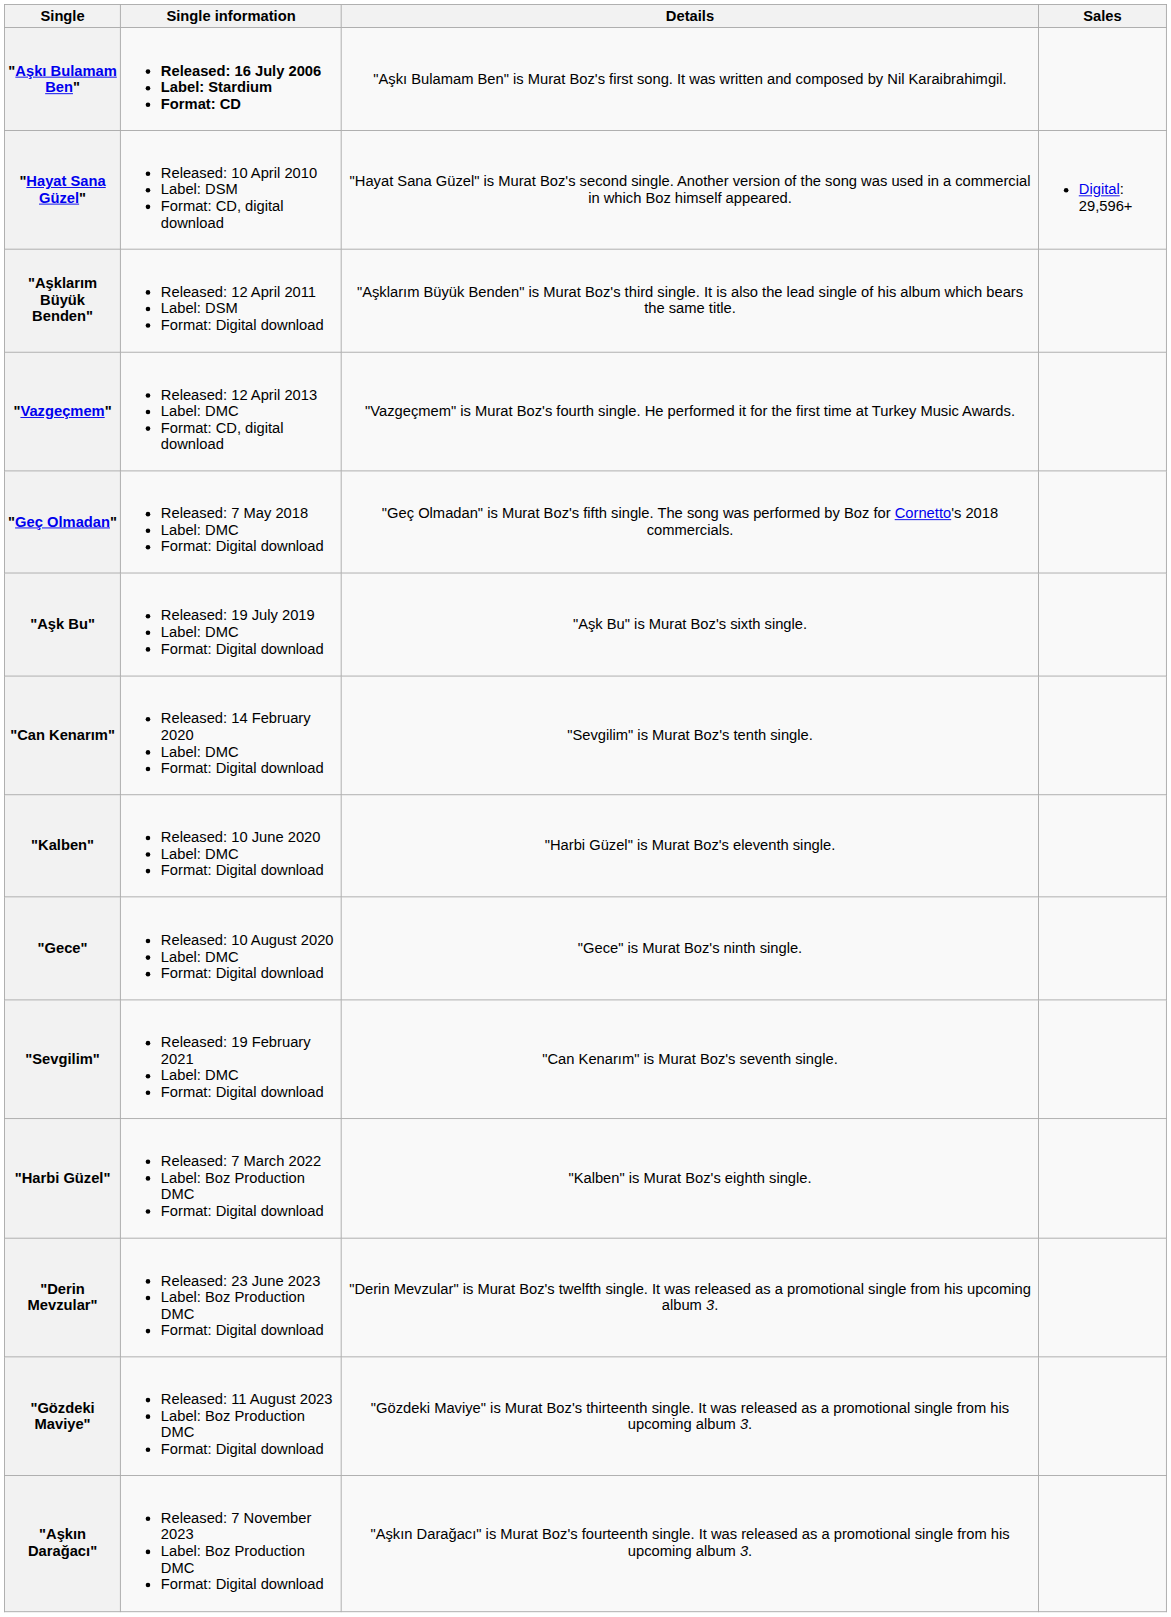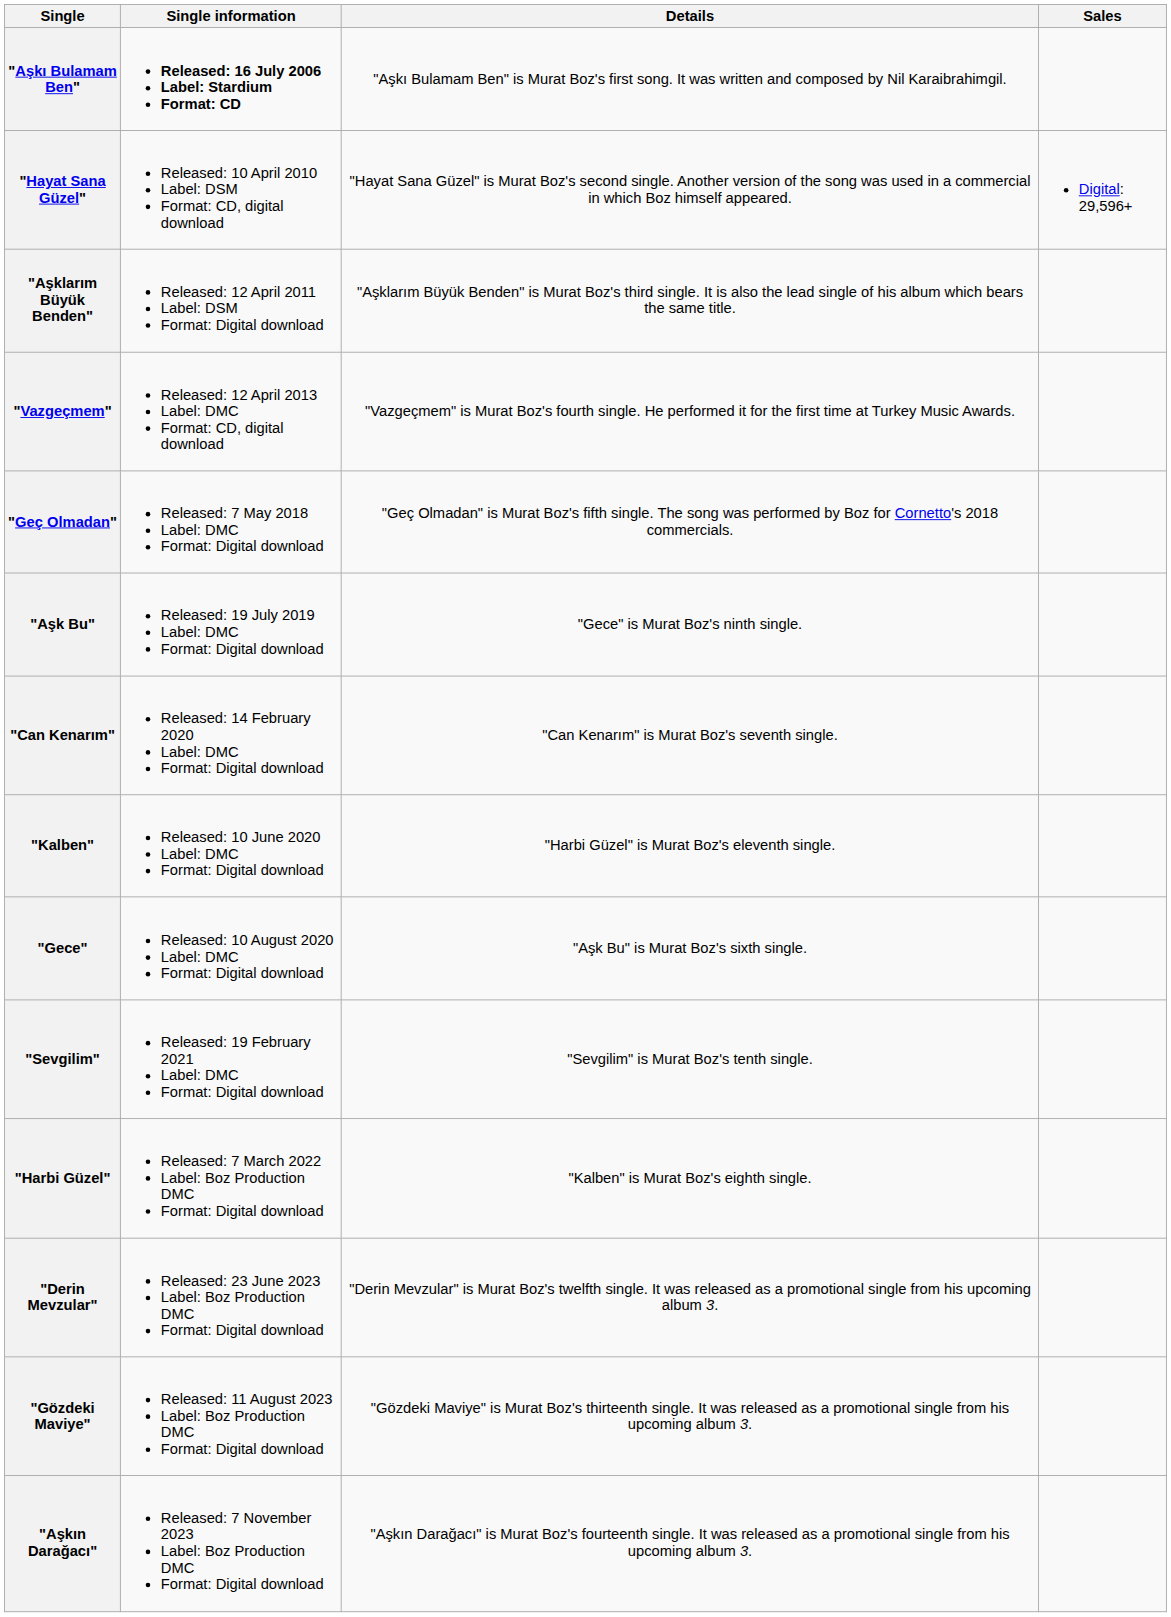(690, 624) "Aşk Bu" is Murat Boz's sixth single. -> (690, 624) "Gece" is Murat Boz's ninth single.
(690, 735) "Sevgilim" is Murat Boz's tenth single. -> (690, 735) "Can Kenarım" is Murat Boz's seventh single.
(690, 948) "Gece" is Murat Boz's ninth single. -> (690, 948) "Aşk Bu" is Murat Boz's sixth single.
(690, 1059) "Can Kenarım" is Murat Boz's seventh single. -> (690, 1059) "Sevgilim" is Murat Boz's tenth single.
